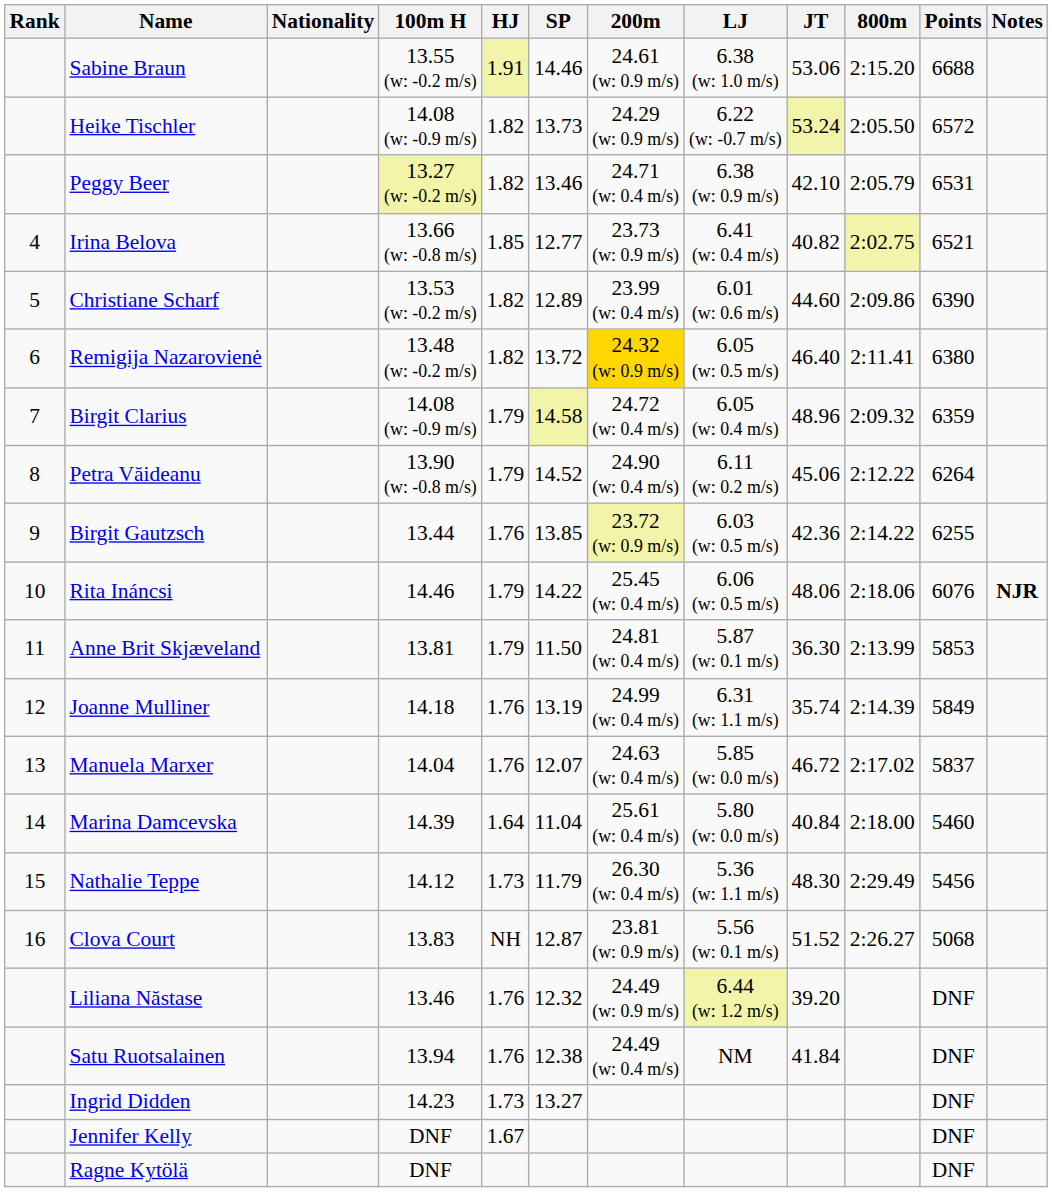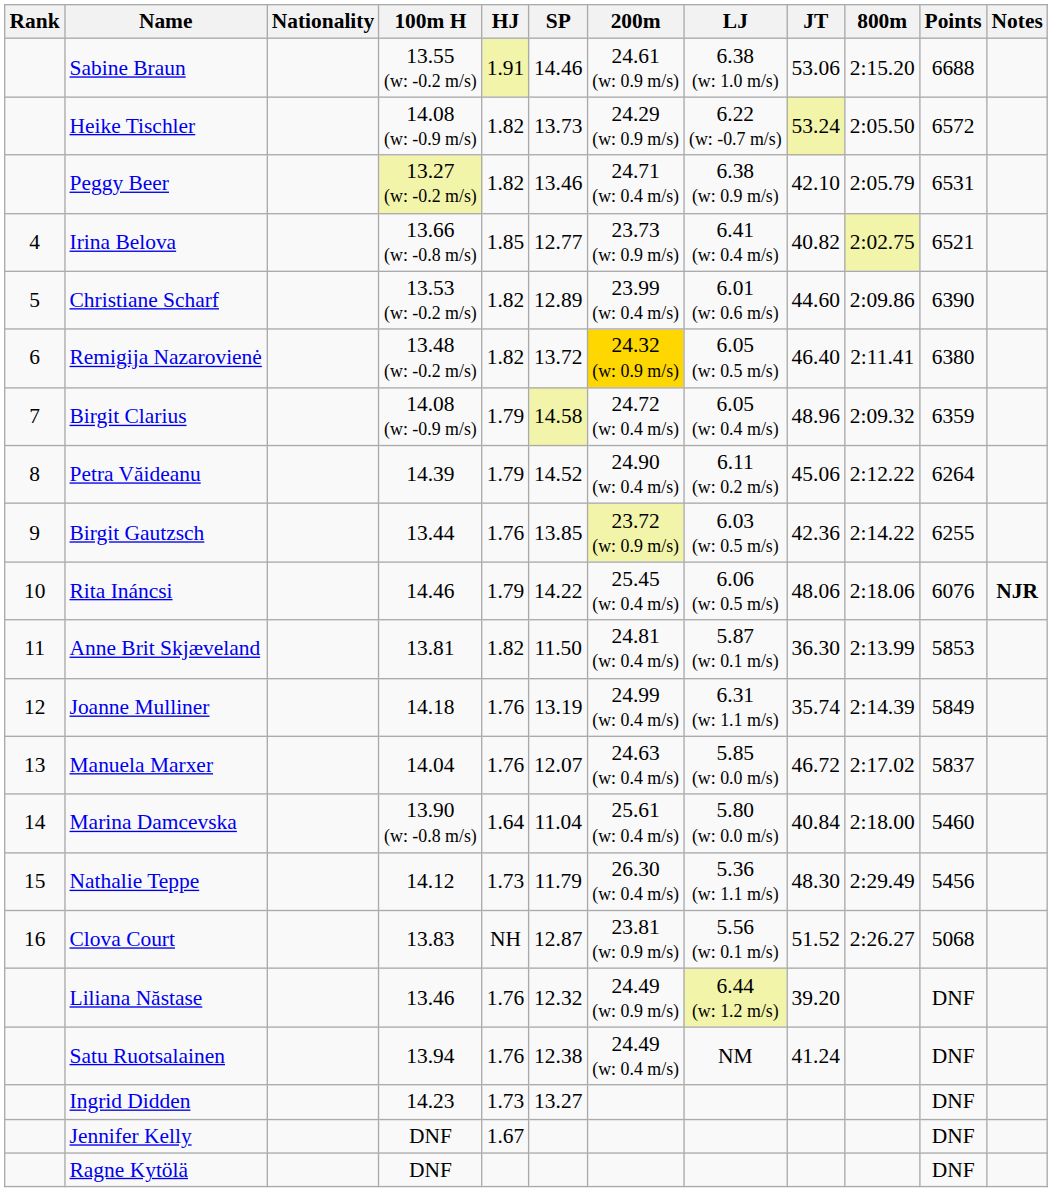(430, 474) 13.90 (w: -0.8 m/s) -> (430, 474) 14.39
(505, 648) 1.79 -> (505, 648) 1.82
(430, 823) 14.39 -> (430, 823) 13.90 (w: -0.8 m/s)
(816, 1055) 41.84 -> (816, 1055) 41.24
